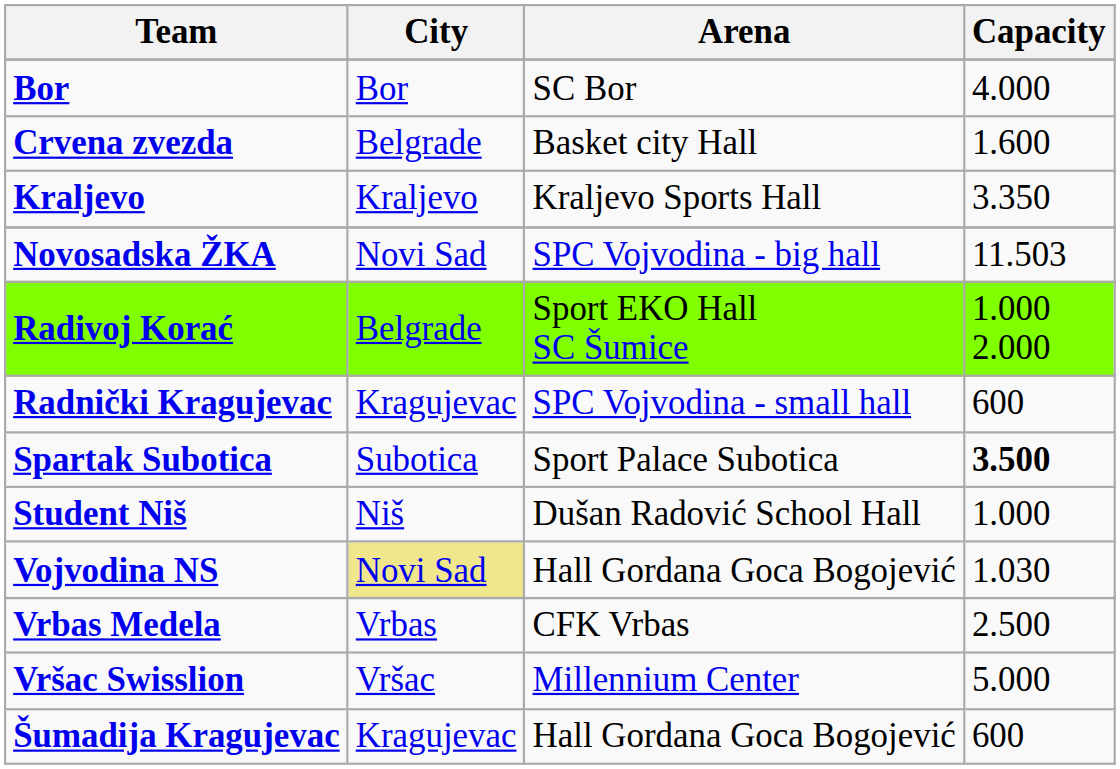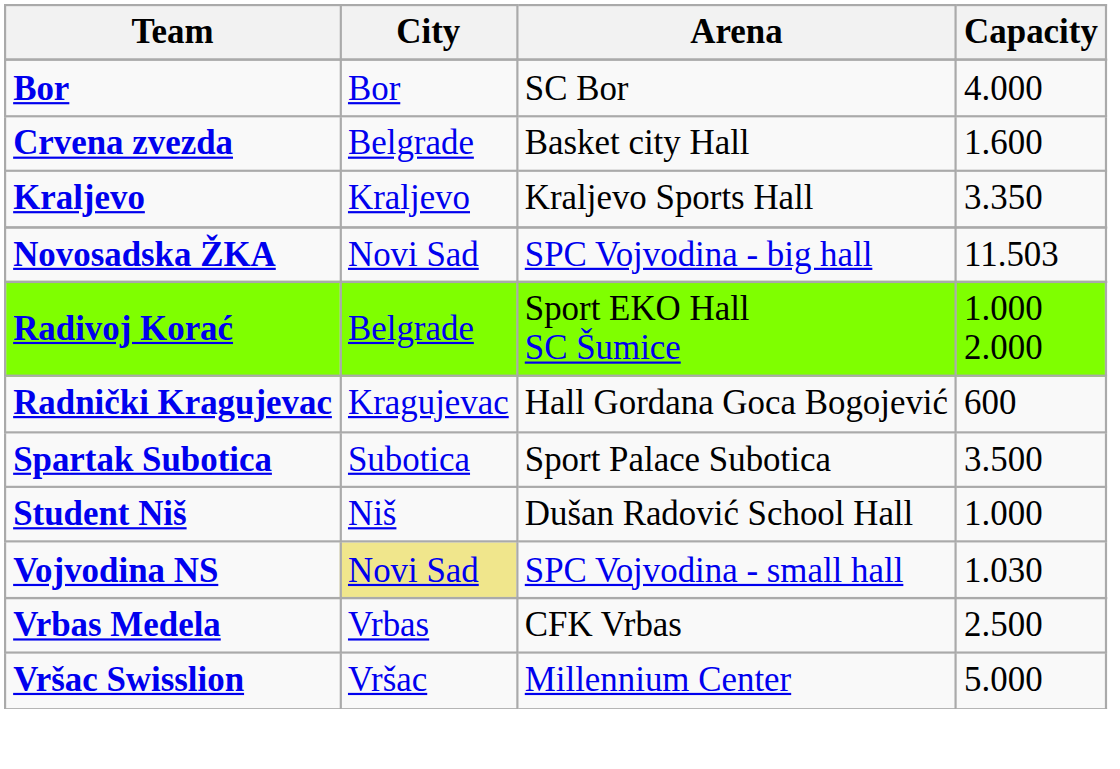(722, 403) SPC Vojvodina - small hall -> (736, 403) Hall Gordana Goca Bogojević
(1011, 458) bold -> (1003, 458) normal
(744, 569) Hall Gordana Goca Bogojević -> (714, 569) SPC Vojvodina - small hall
- row: (176, 735)
